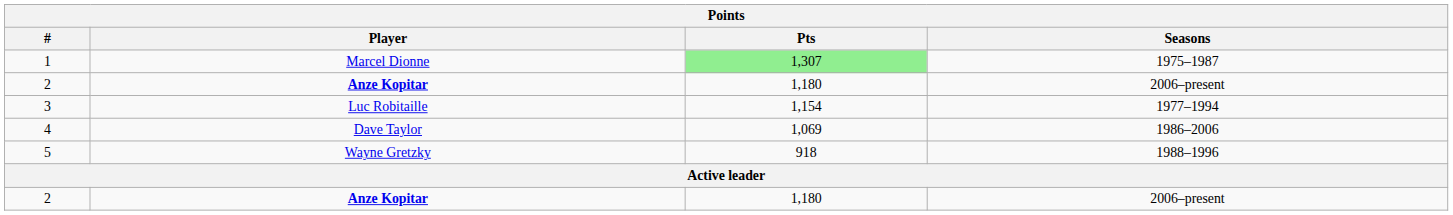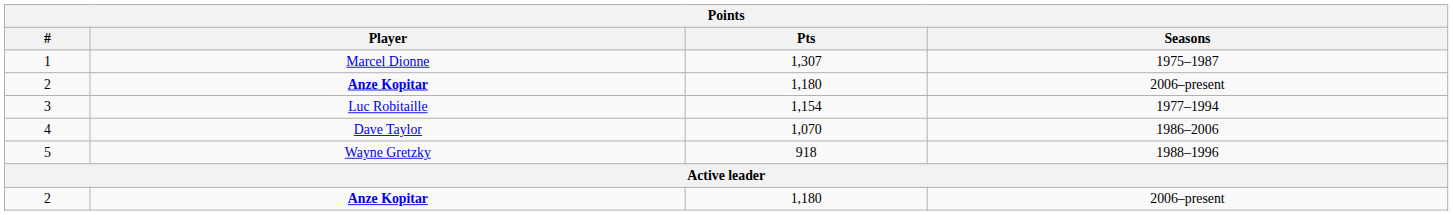(806, 61) lightgreen background -> (806, 61) no background
(806, 130) 1,069 -> (806, 130) 1,070
